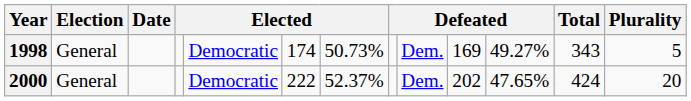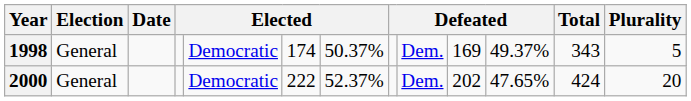(354, 50) 50.73% -> (354, 50) 50.37%
(520, 50) 49.27% -> (520, 50) 49.37%
